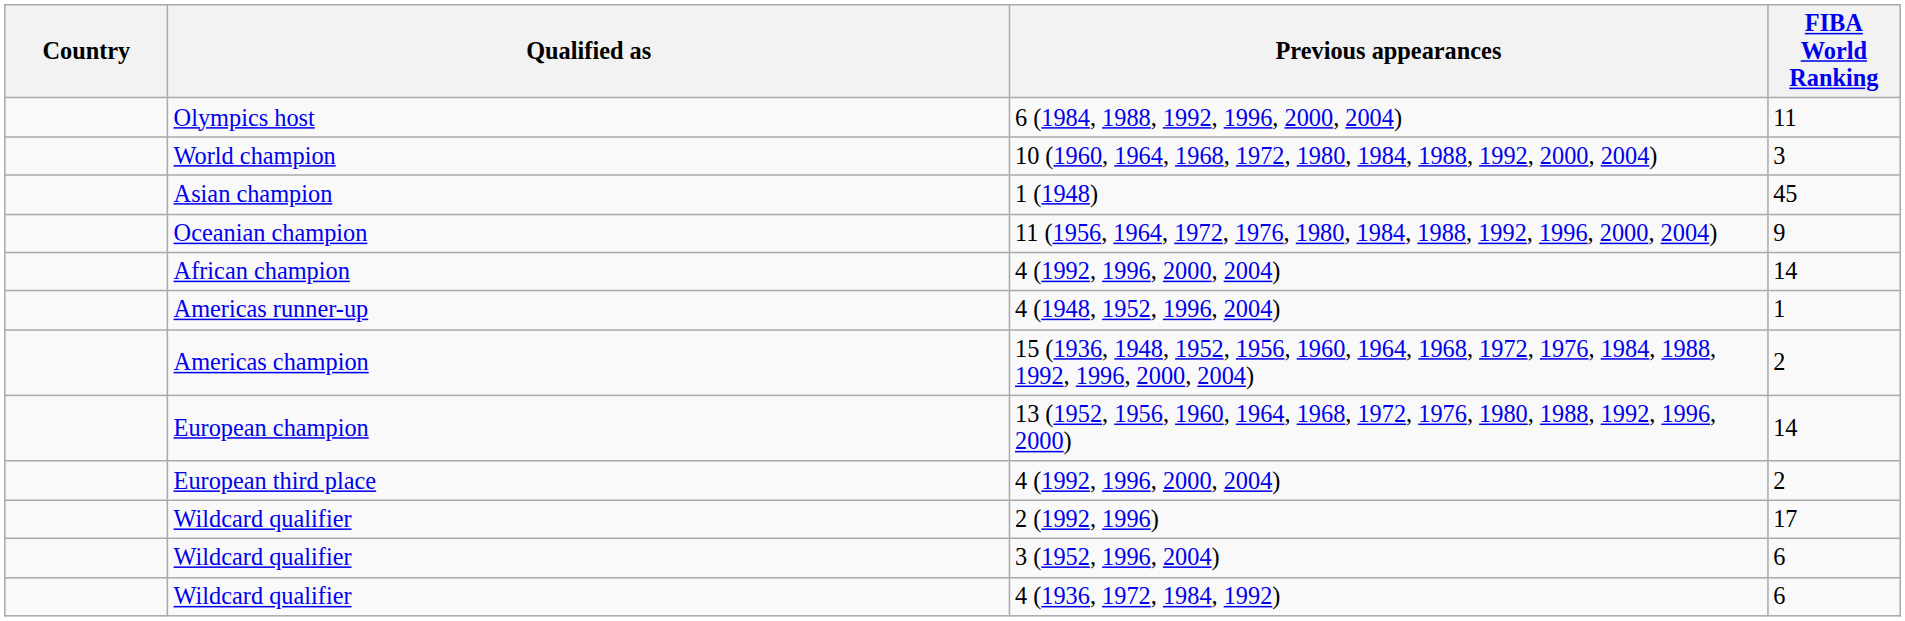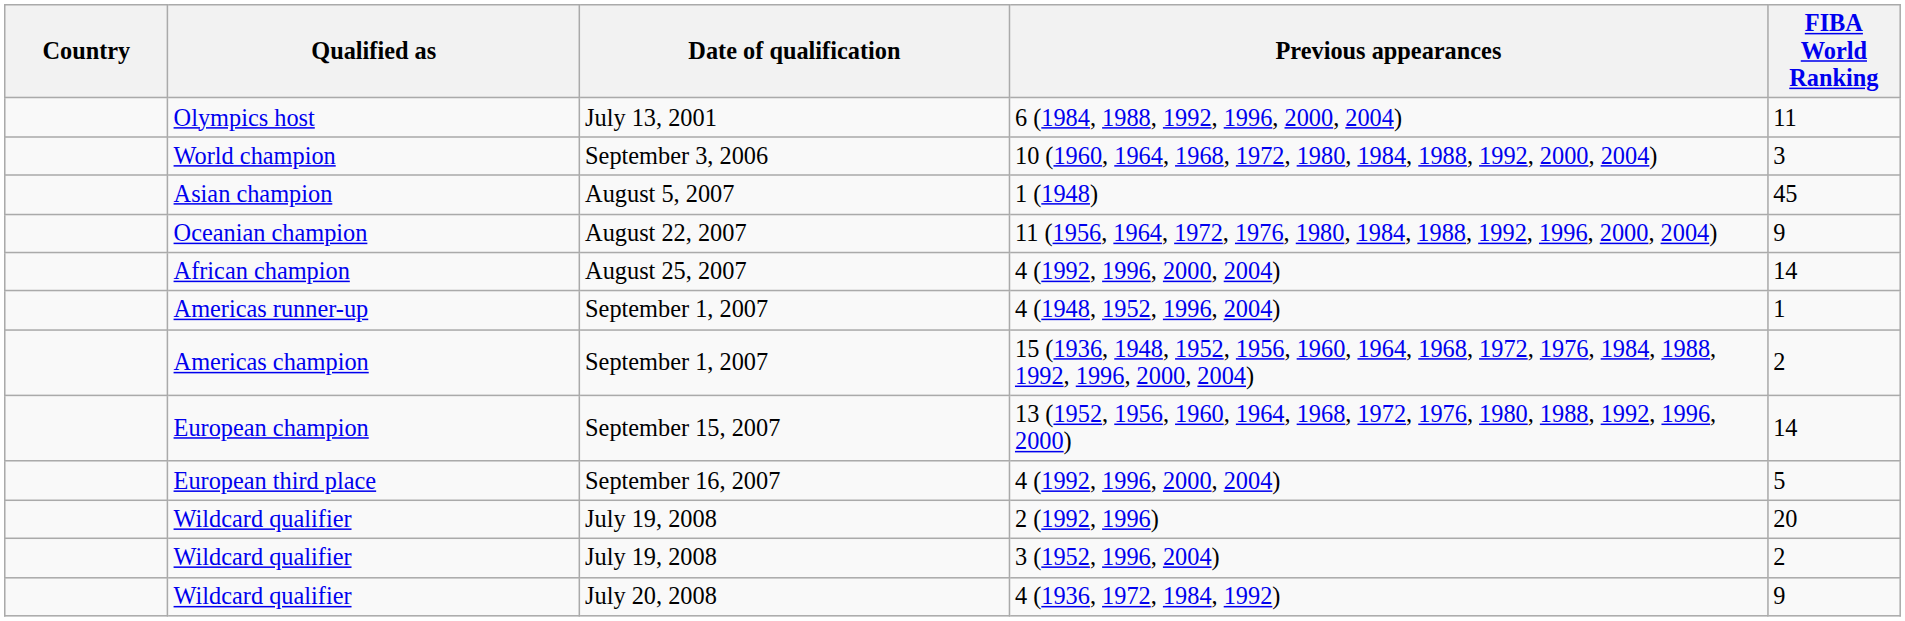+ column: (794, 51)
(1779, 480) 2 -> (1779, 480) 5
(1785, 518) 17 -> (1785, 518) 20
(1779, 557) 6 -> (1779, 557) 2
(1779, 596) 6 -> (1779, 596) 9
